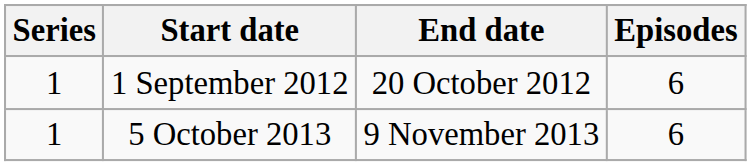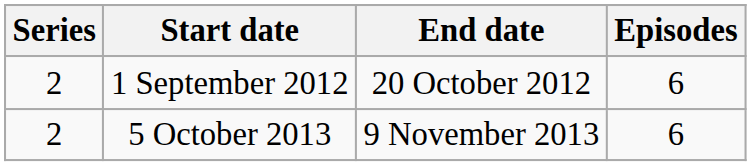(54, 82) 1 -> (54, 82) 2
(54, 133) 1 -> (54, 133) 2
